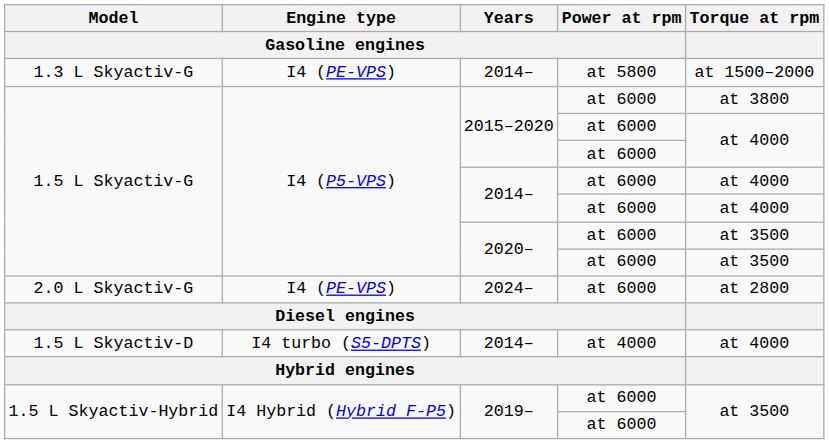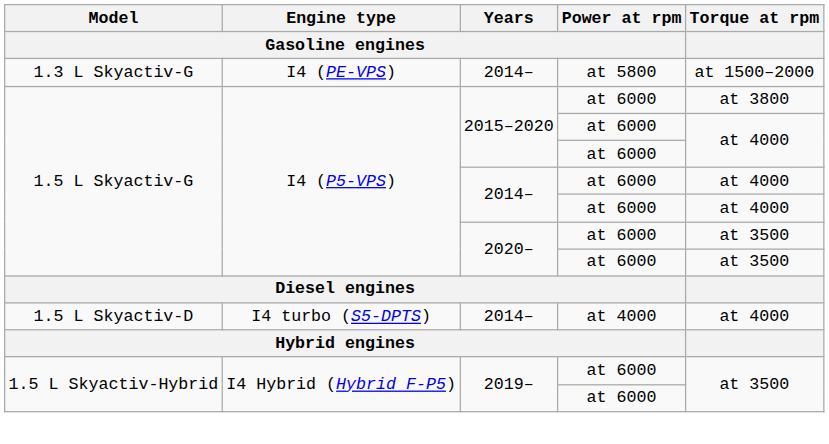- row: (113, 289)
